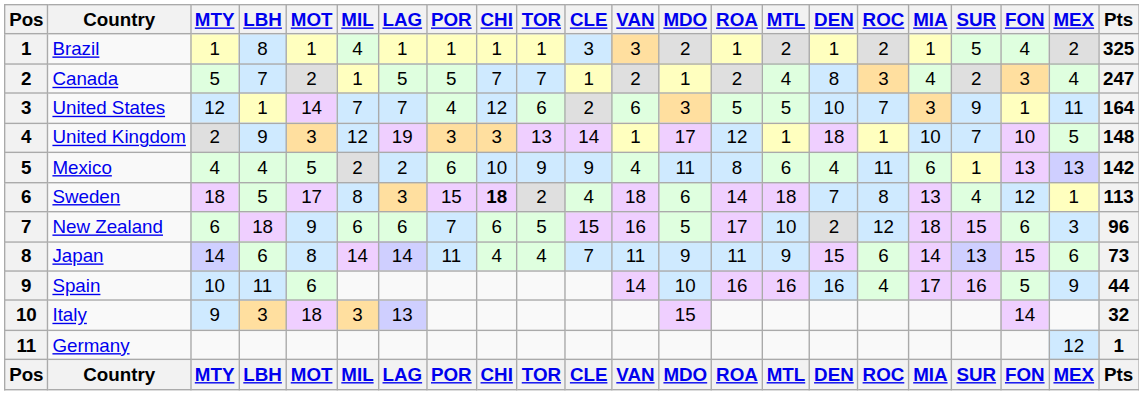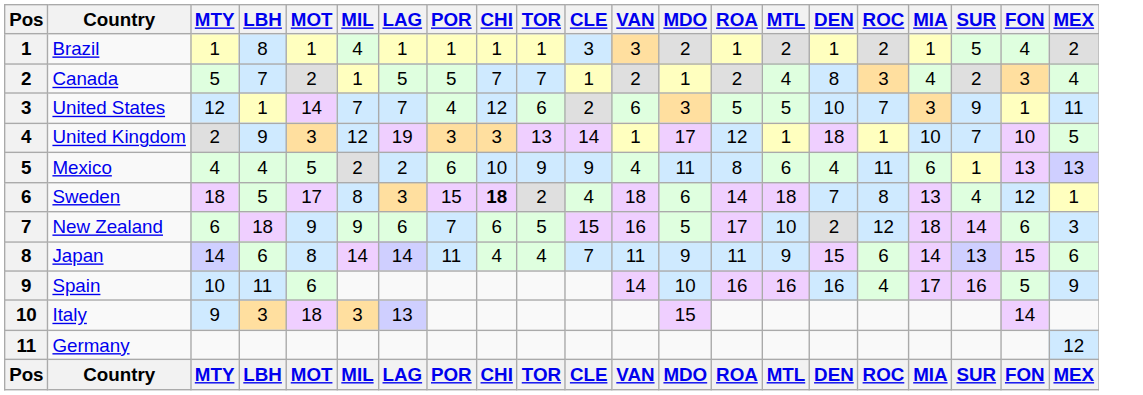- column: (1119, 19)
(357, 226) 6 -> (357, 226) 9
(976, 226) 15 -> (976, 226) 14
